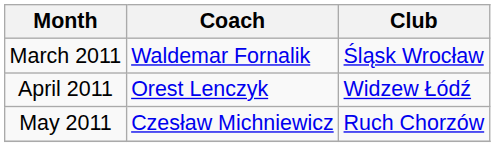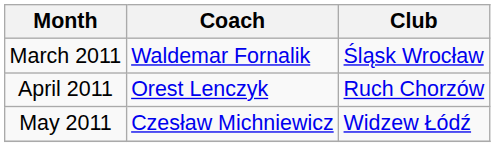(407, 89) Widzew Łódź -> (414, 89) Ruch Chorzów
(414, 123) Ruch Chorzów -> (407, 123) Widzew Łódź
